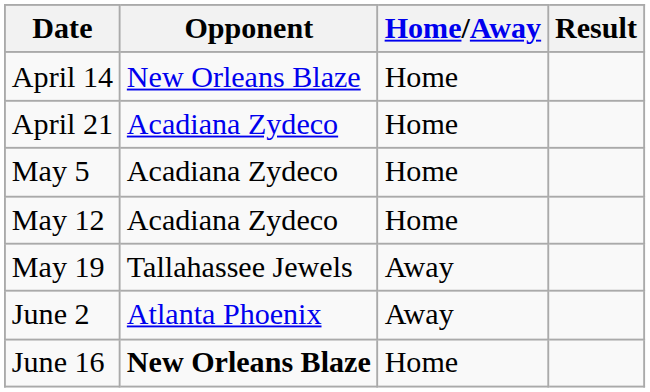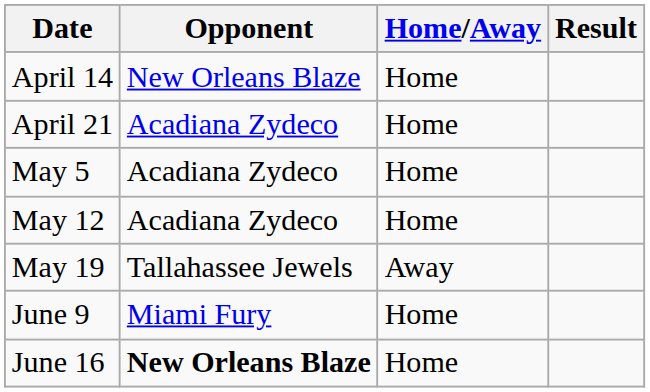- row: (51, 314)
+ row: (51, 314)
